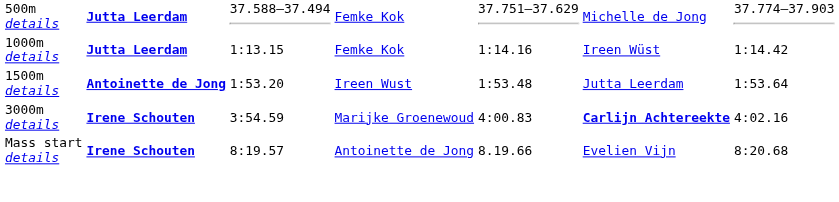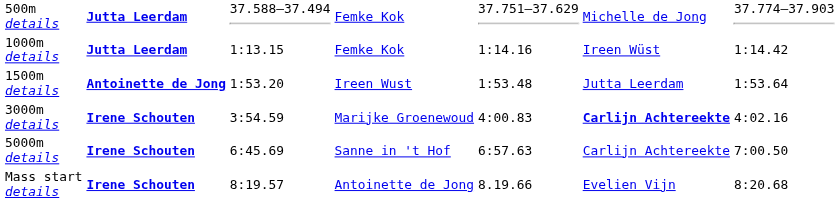+ row: (32, 150)
